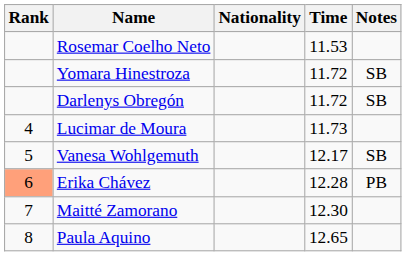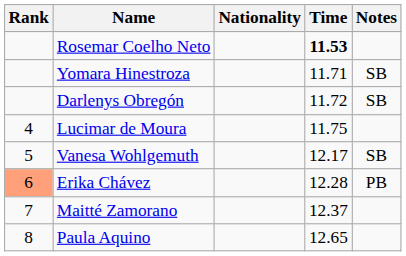(328, 45) normal -> (328, 45) bold
(328, 73) 11.72 -> (328, 73) 11.71
(328, 127) 11.73 -> (328, 127) 11.75
(328, 210) 12.30 -> (328, 210) 12.37
